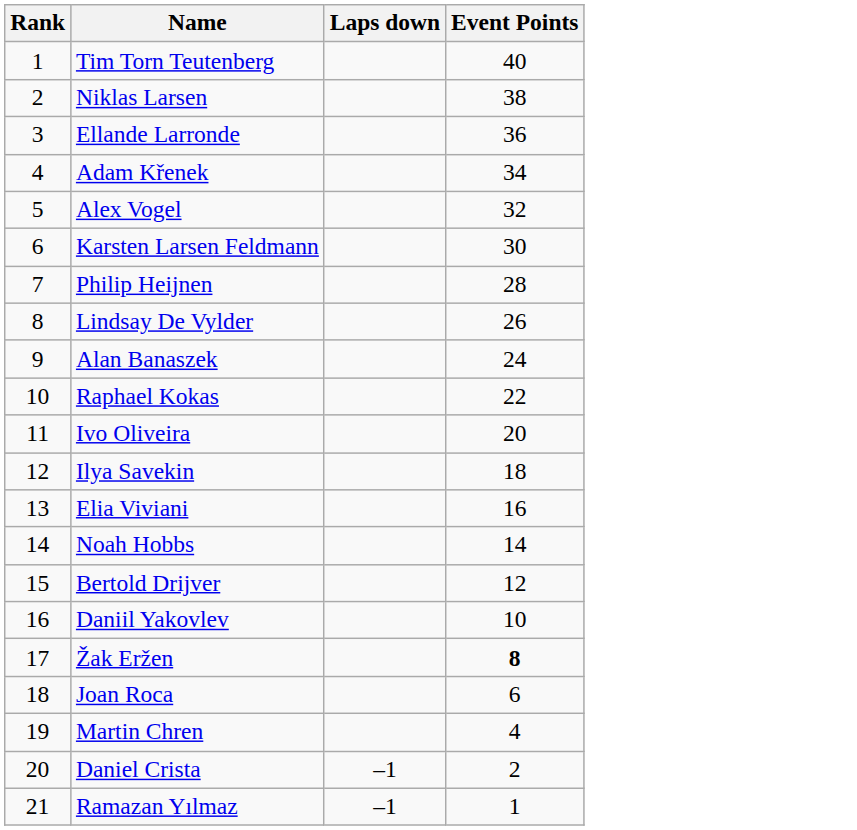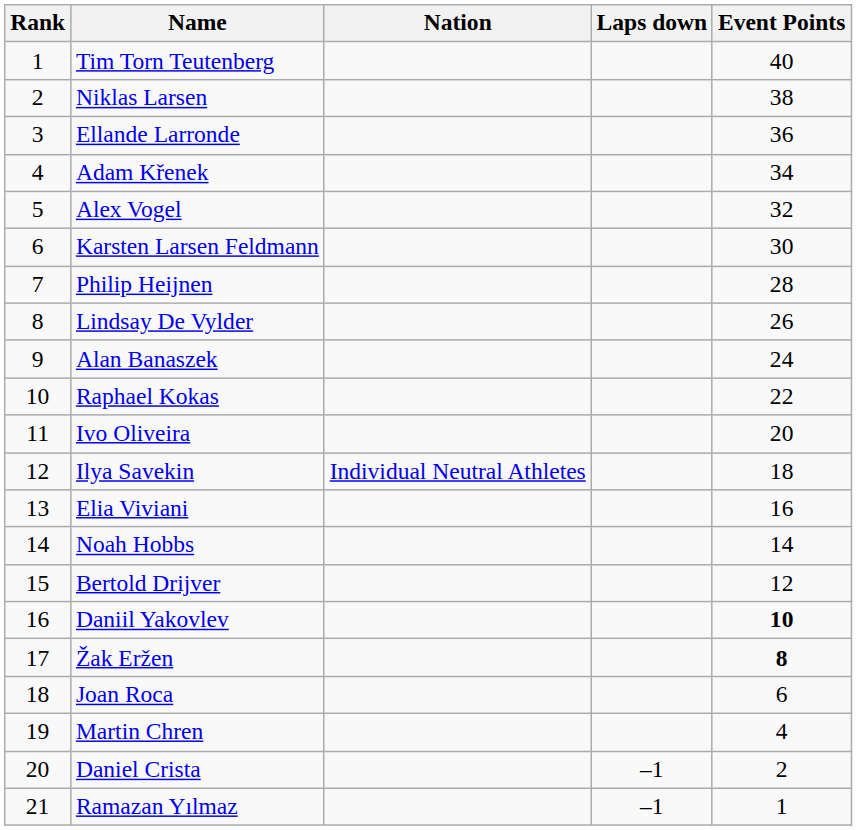+ column: (458, 23)
(515, 619) normal -> (782, 619) bold
